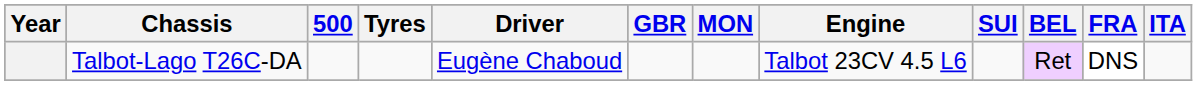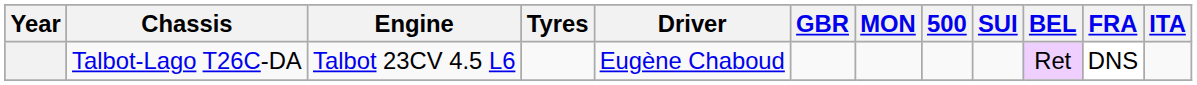columns swapped: (866, 23) <-> (333, 23)
